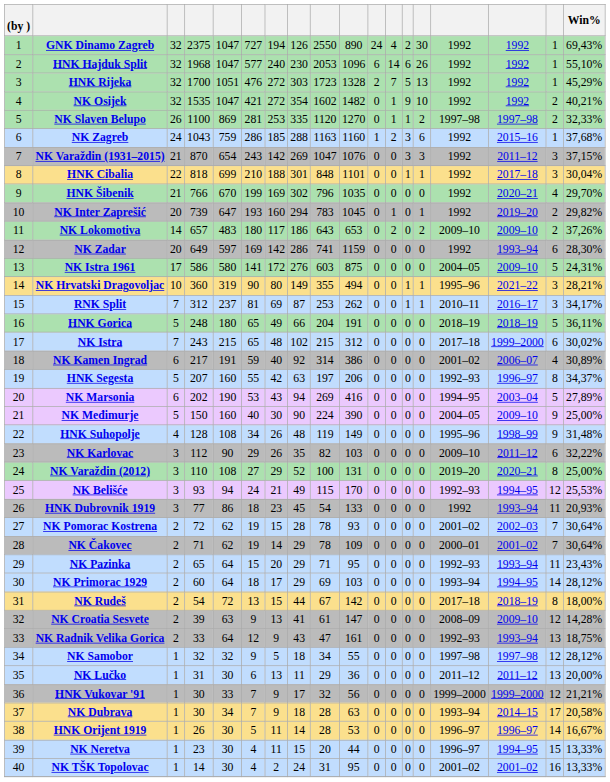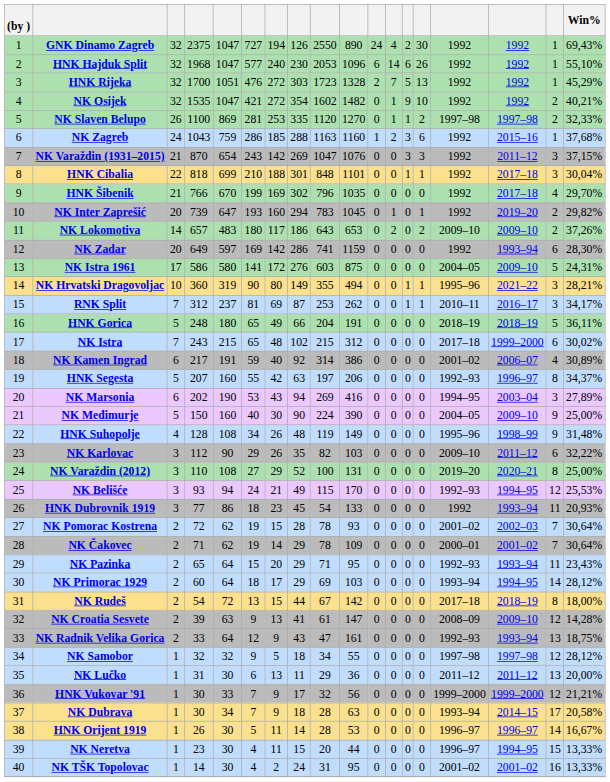(517, 193) 2020–21 -> (517, 193) 2017–18
(555, 397) 5 -> (555, 397) 3
